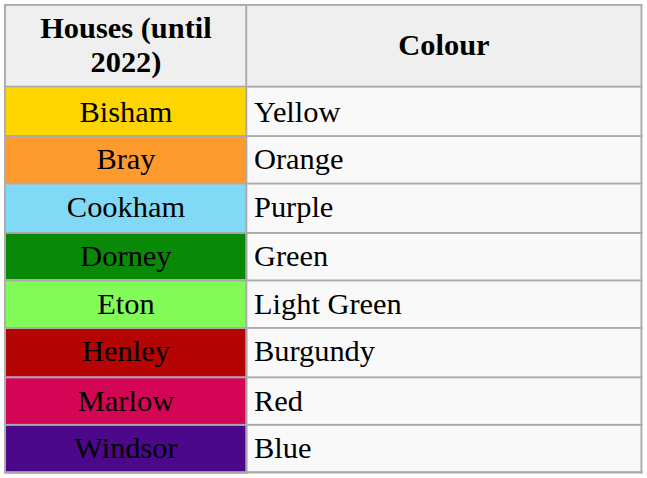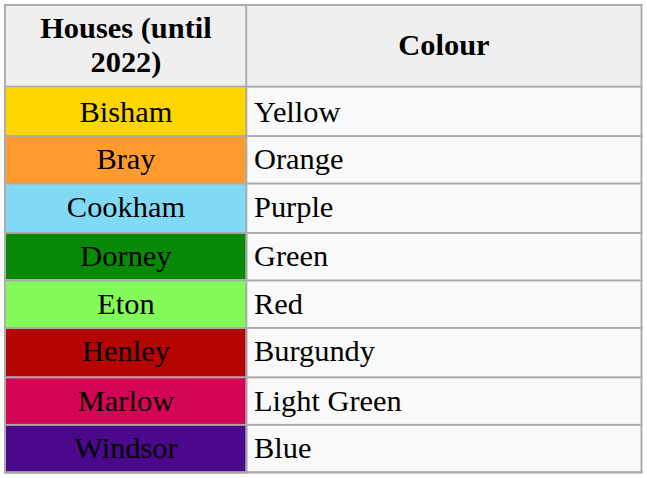(328, 303) Light Green -> (278, 303) Red
(278, 400) Red -> (328, 400) Light Green
